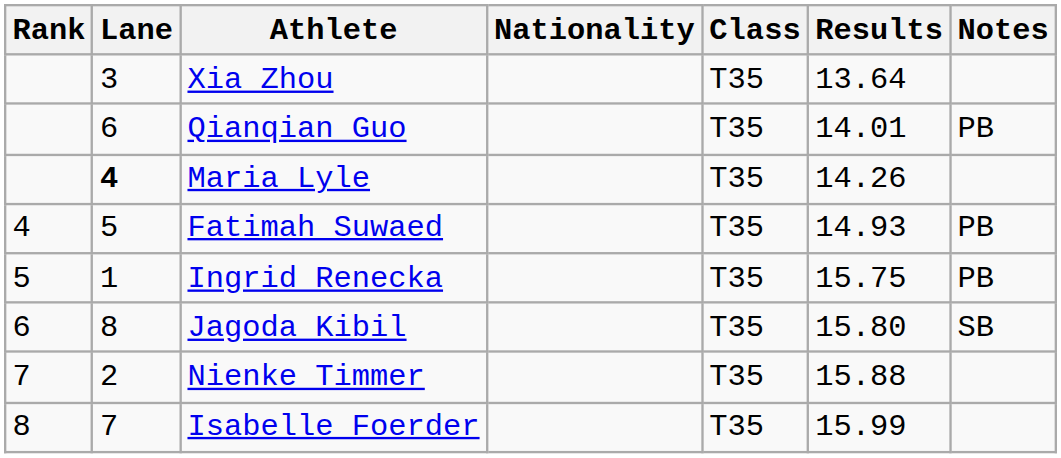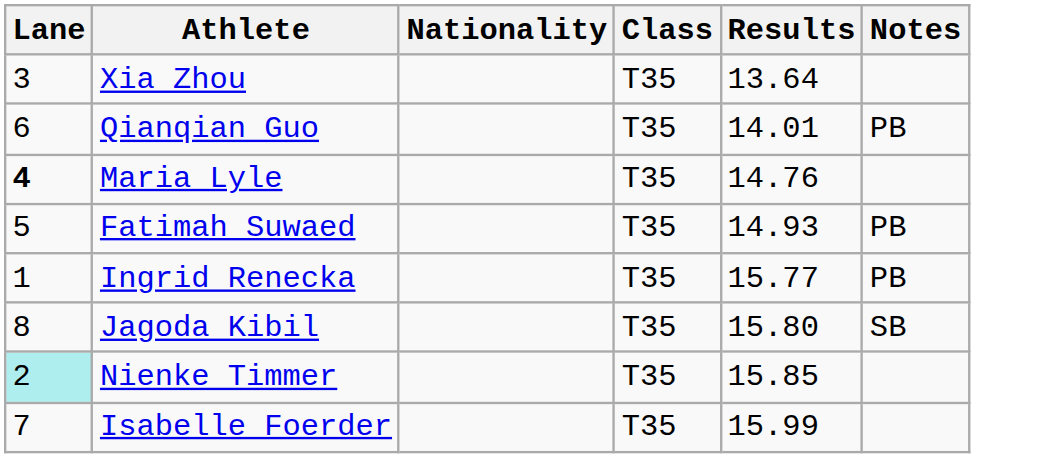- column: (49, 30)
(861, 179) 14.26 -> (773, 179) 14.76
(861, 278) 15.75 -> (773, 278) 15.77
(109, 377) no background -> (22, 377) paleturquoise background
(861, 377) 15.88 -> (773, 377) 15.85
